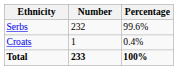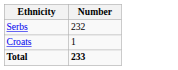- column: (147, 12)
